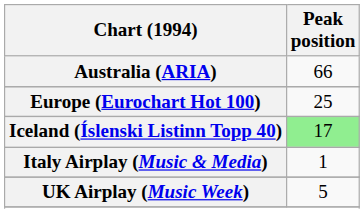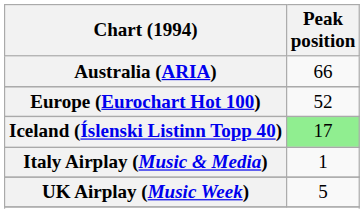(323, 101) 25 -> (323, 101) 52
